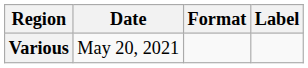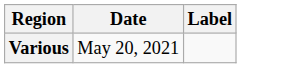- column: (217, 18)
